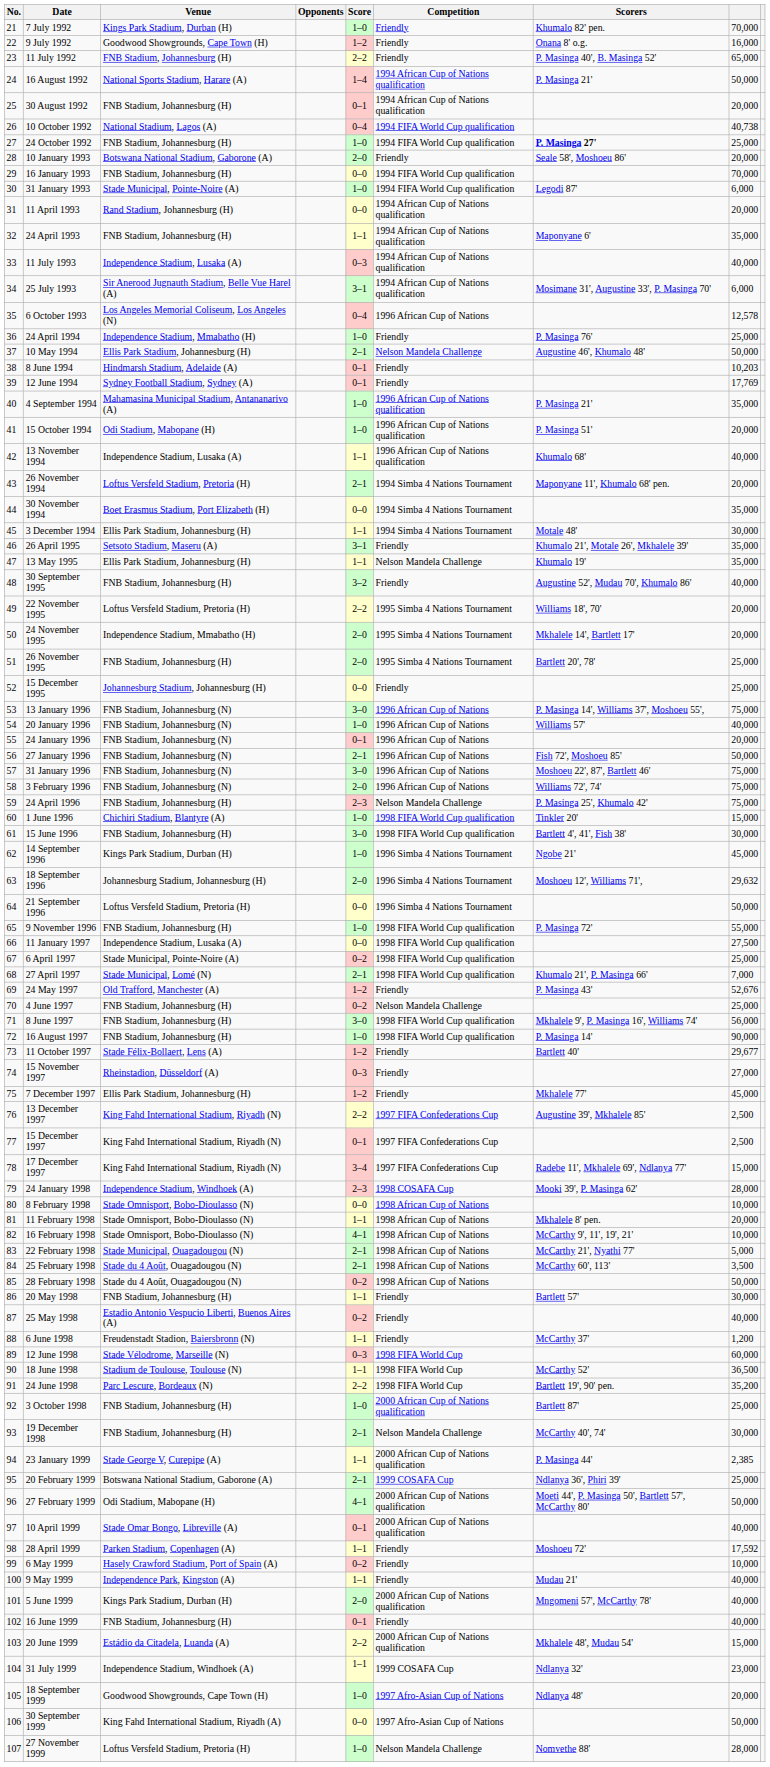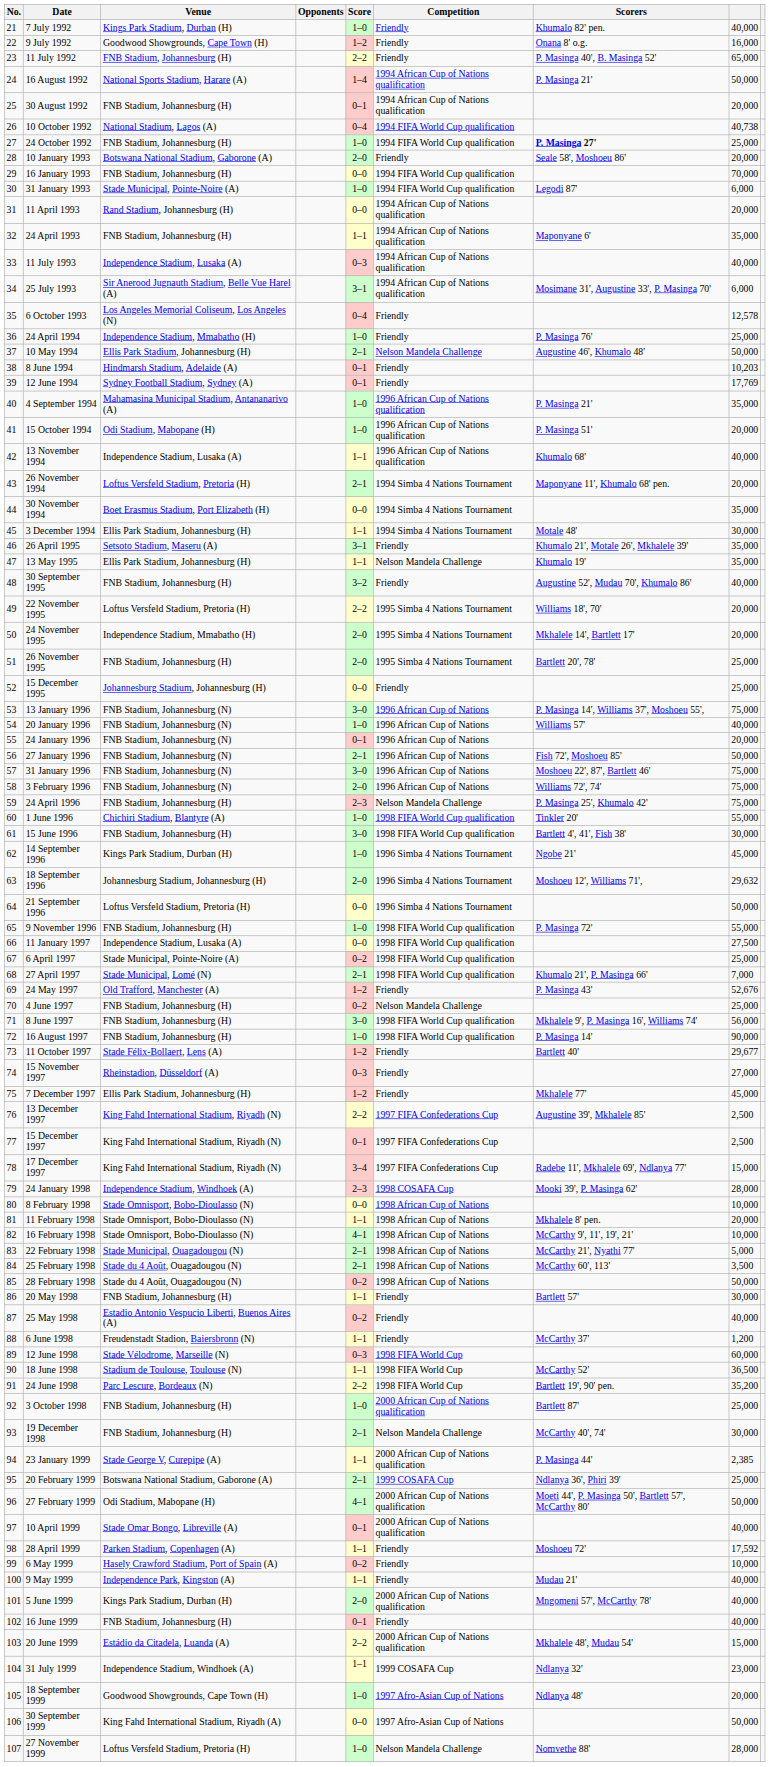(745, 27) 70,000 -> (745, 27) 40,000
(432, 315) 1996 African Cup of Nations -> (392, 315) Friendly
(745, 818) 15,000 -> (745, 818) 55,000
